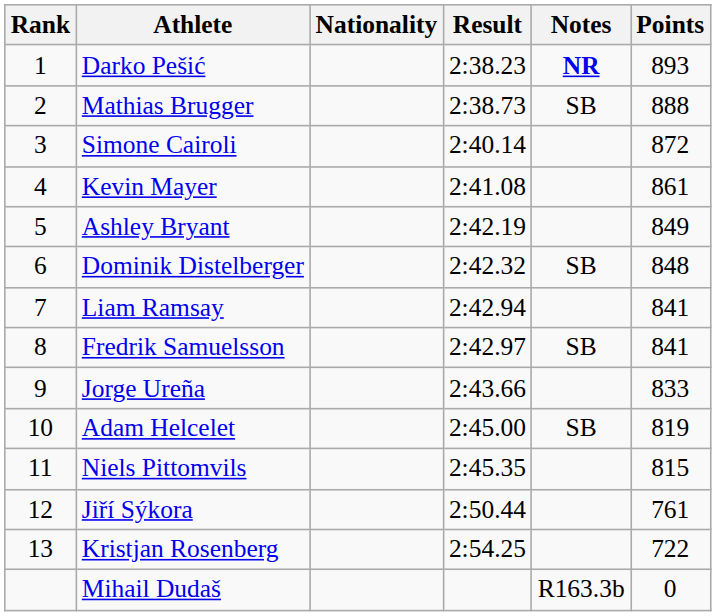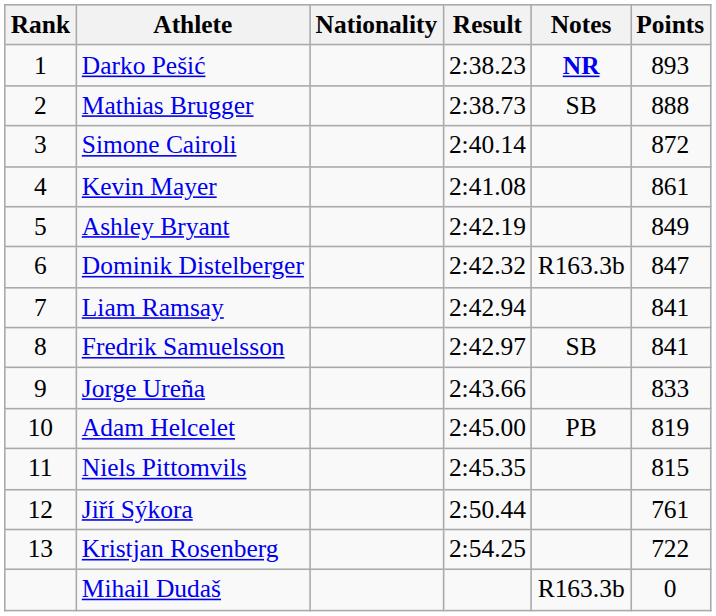(581, 266) SB -> (581, 266) R163.3b
(670, 266) 848 -> (670, 266) 847
(581, 428) SB -> (581, 428) PB
